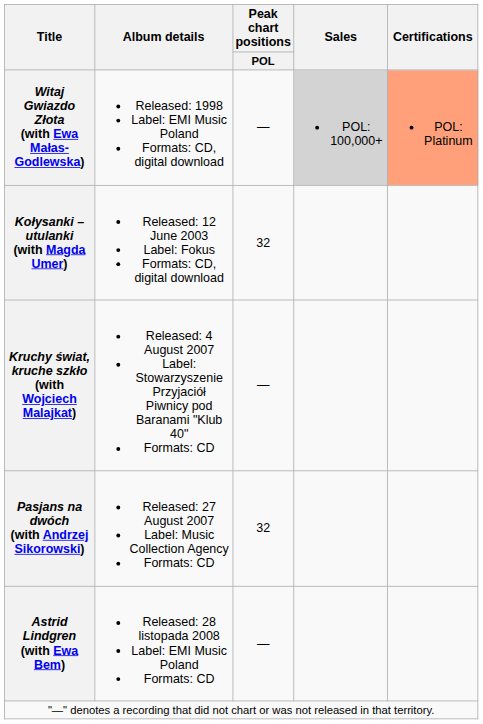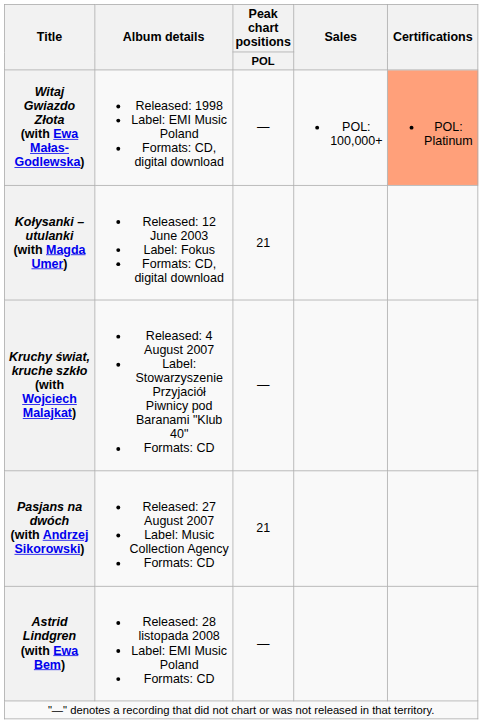(341, 135) lightgrey background -> (341, 135) no background
(263, 242) 32 -> (263, 242) 21
(263, 528) 32 -> (263, 528) 21
